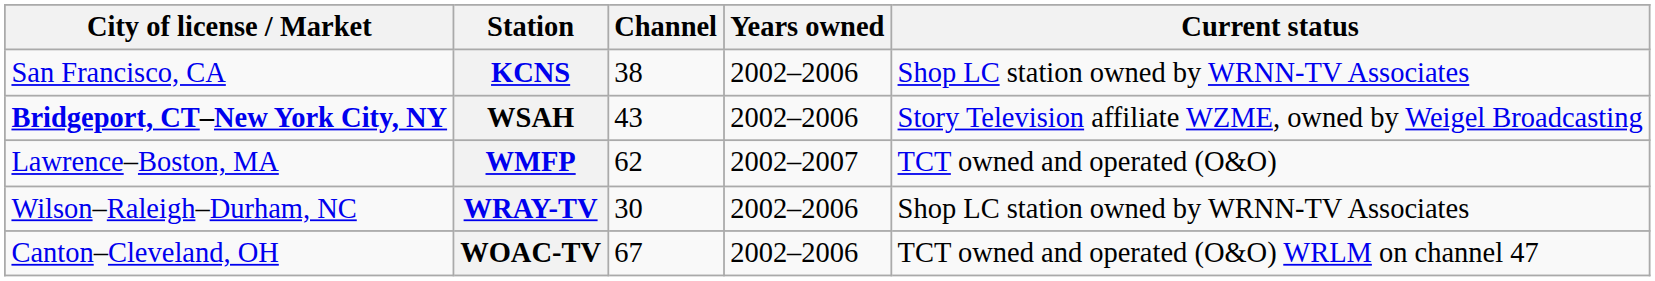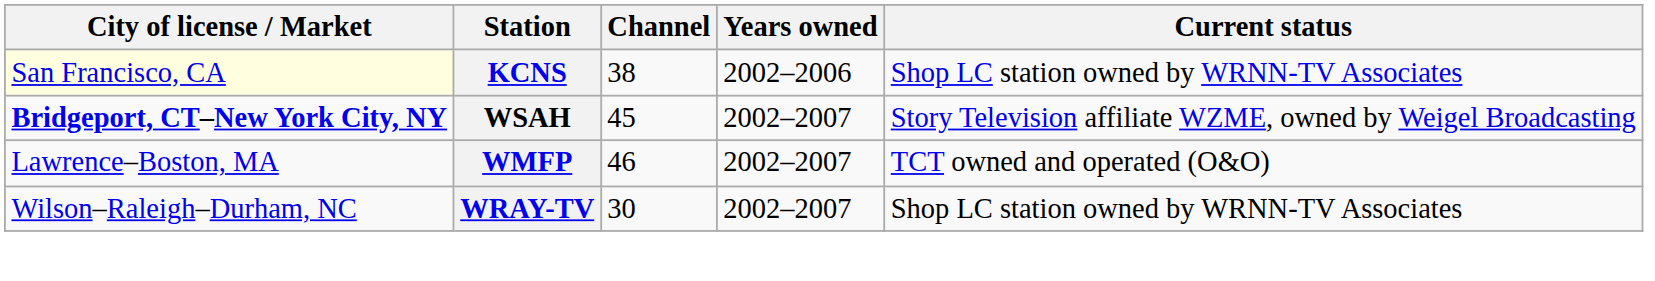(119, 72) no background -> (119, 72) lightyellow background
(628, 117) 43 -> (622, 117) 45
(794, 117) 2002–2006 -> (787, 117) 2002–2007
(628, 162) 62 -> (622, 162) 46
(794, 207) 2002–2006 -> (787, 207) 2002–2007
- row: (531, 252)
